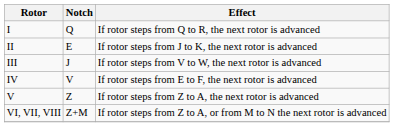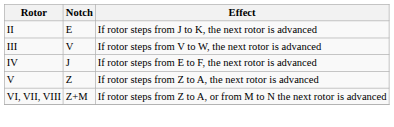- row: (9, 29)
(68, 63) J -> (70, 46) V
(70, 79) V -> (68, 63) J
